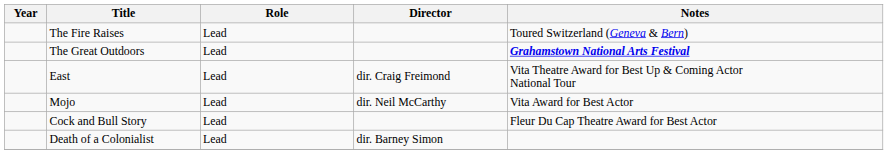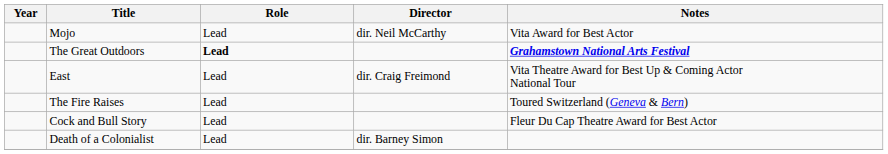rows swapped: (87, 32) <-> (62, 102)
(215, 51) normal -> (216, 51) bold
